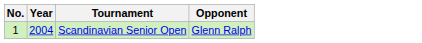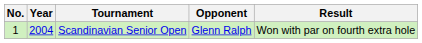+ column: (336, 13)
